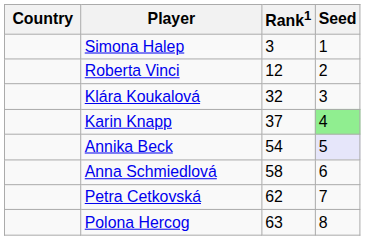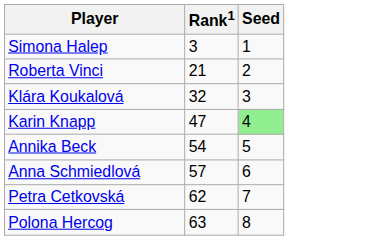- column: (43, 19)
(274, 71) 12 -> (198, 71) 21
(274, 121) 37 -> (198, 121) 47
(323, 146) lavender background -> (246, 146) no background
(274, 172) 58 -> (198, 172) 57
